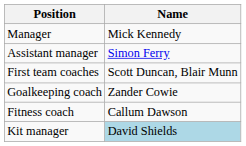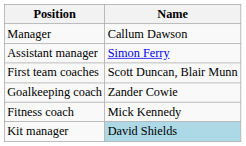(144, 33) Mick Kennedy -> (148, 33) Callum Dawson
(148, 111) Callum Dawson -> (144, 111) Mick Kennedy
